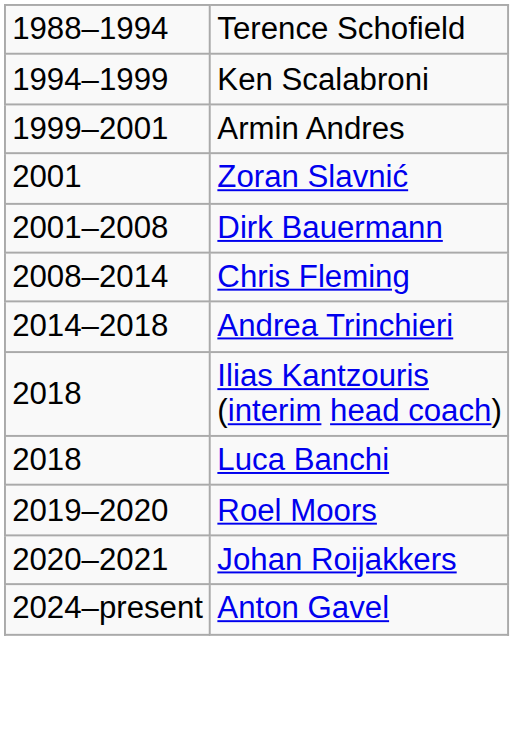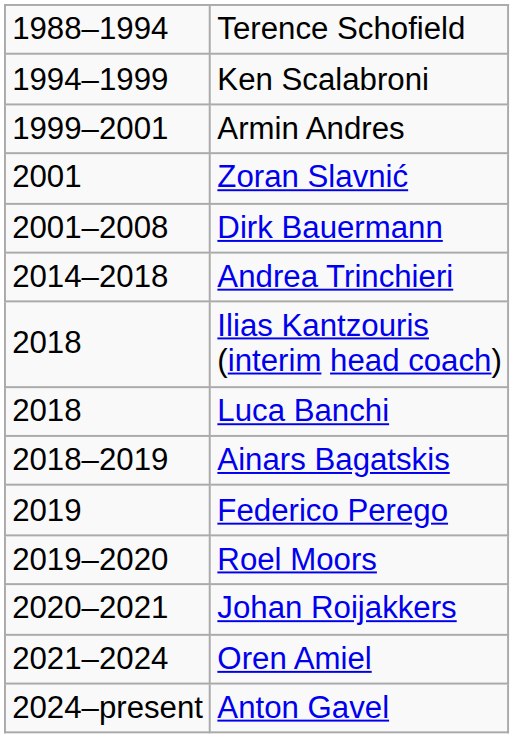- row: (314, 276)
+ row: (334, 460)
+ row: (333, 509)
+ row: (295, 658)
